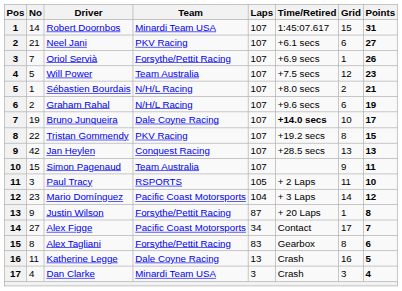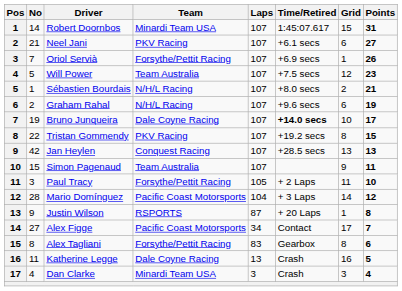(159, 182) RSPORTS -> (183, 182) Forsythe/Pettit Racing
(34, 197) 23 -> (34, 197) 28
(183, 212) Forsythe/Pettit Racing -> (159, 212) RSPORTS
